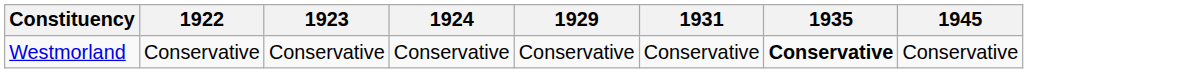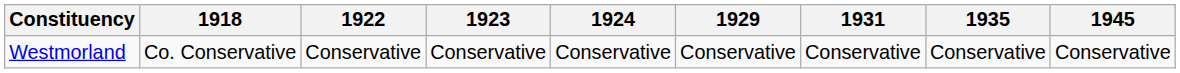+ column: (220, 20)
(831, 51) bold -> (988, 51) normal
